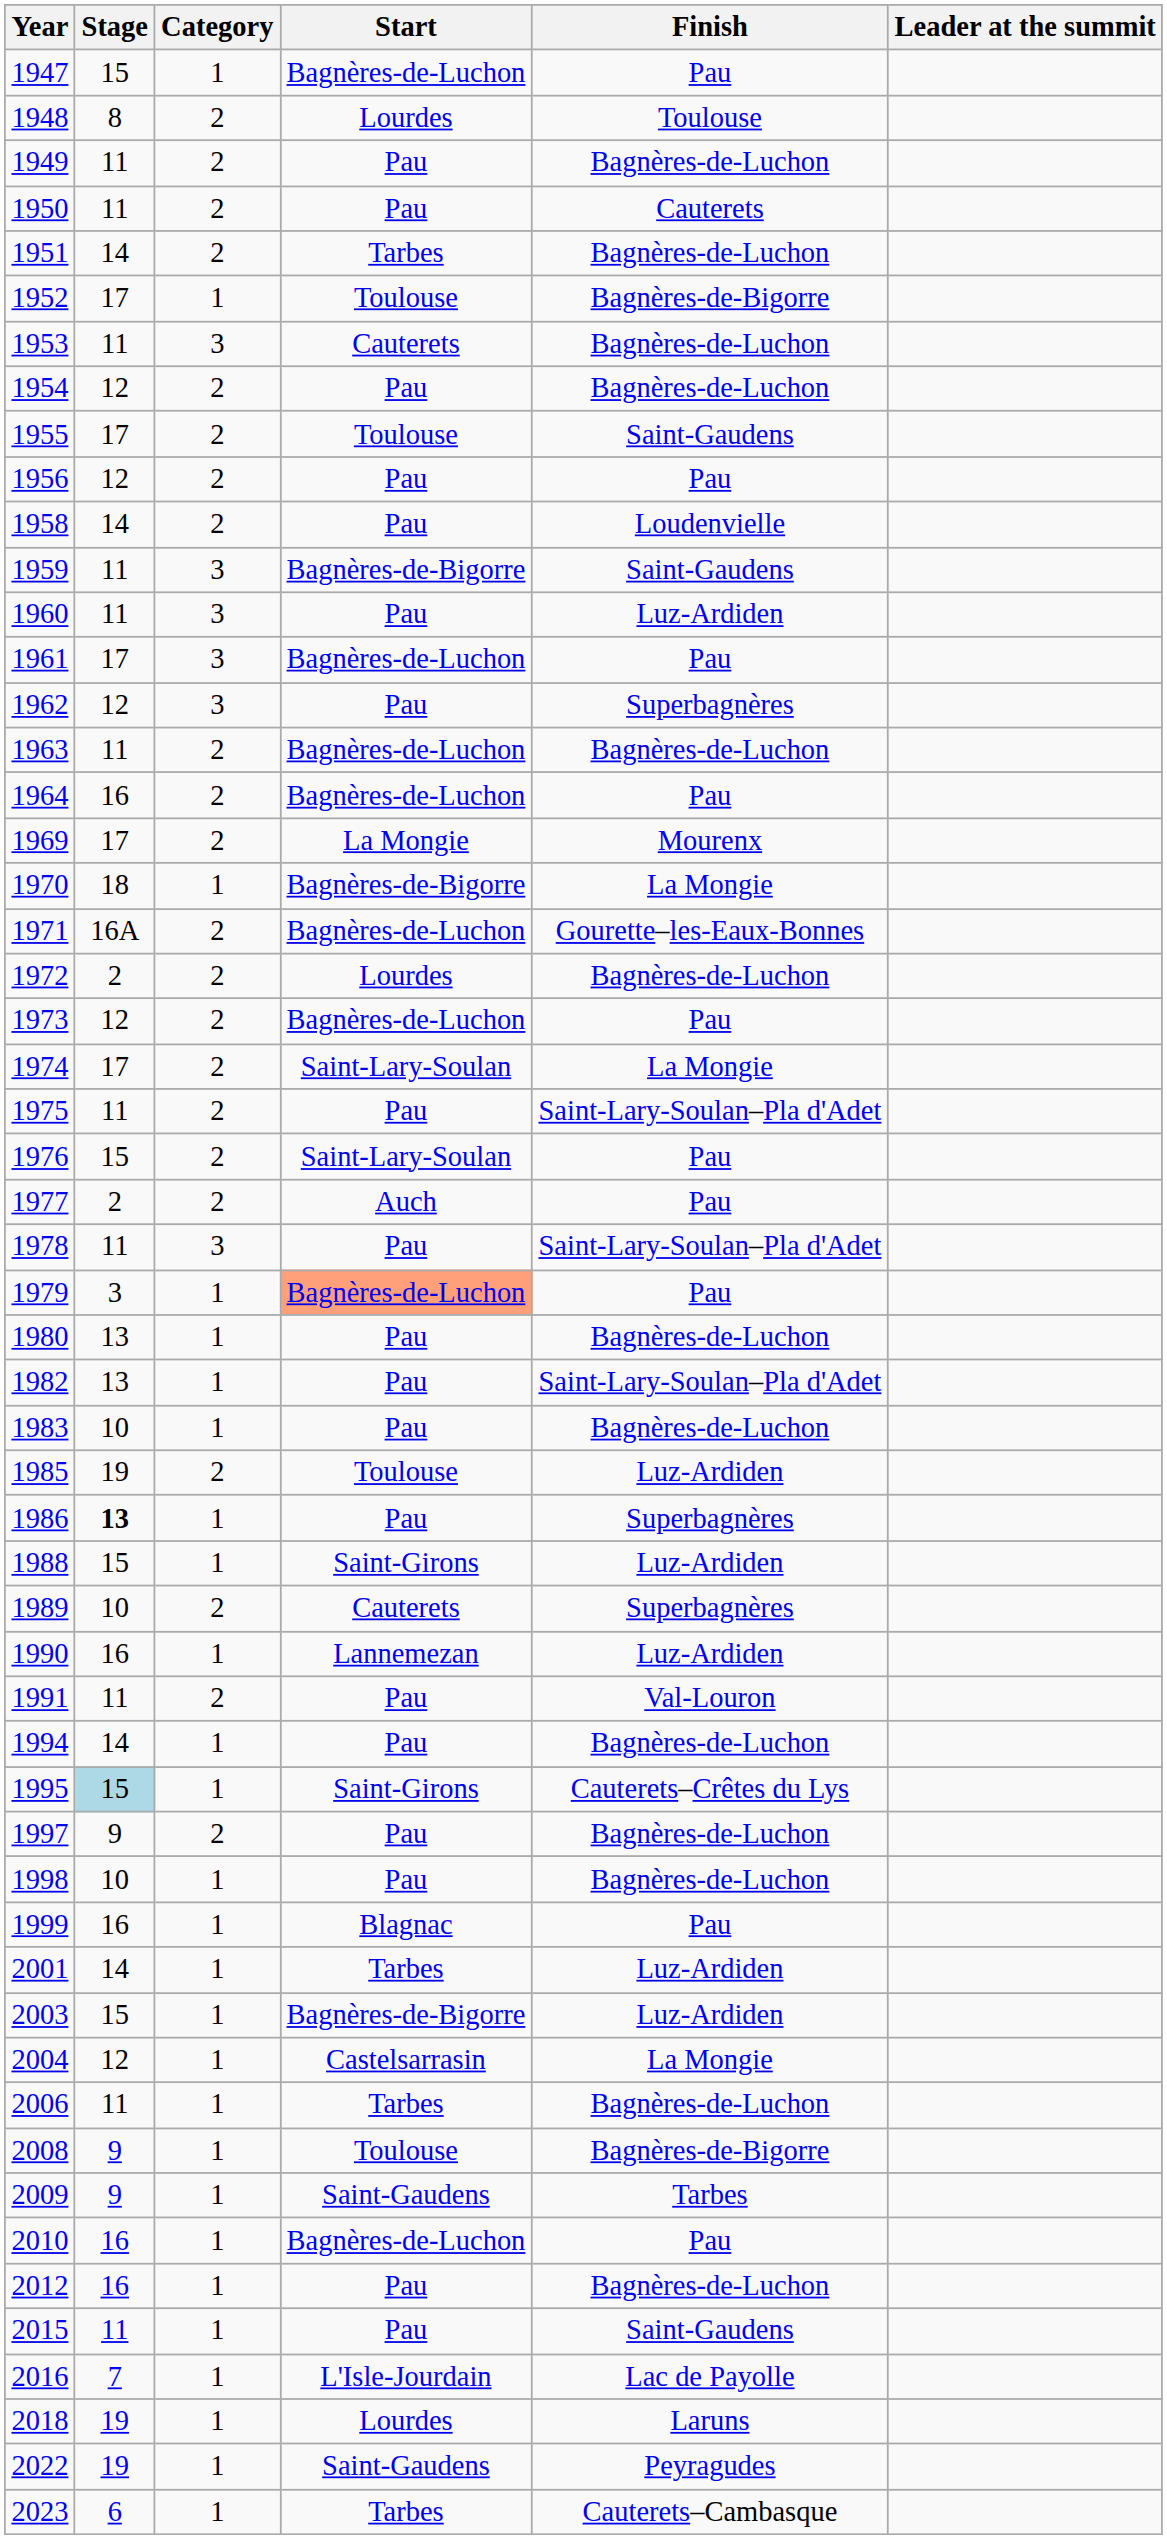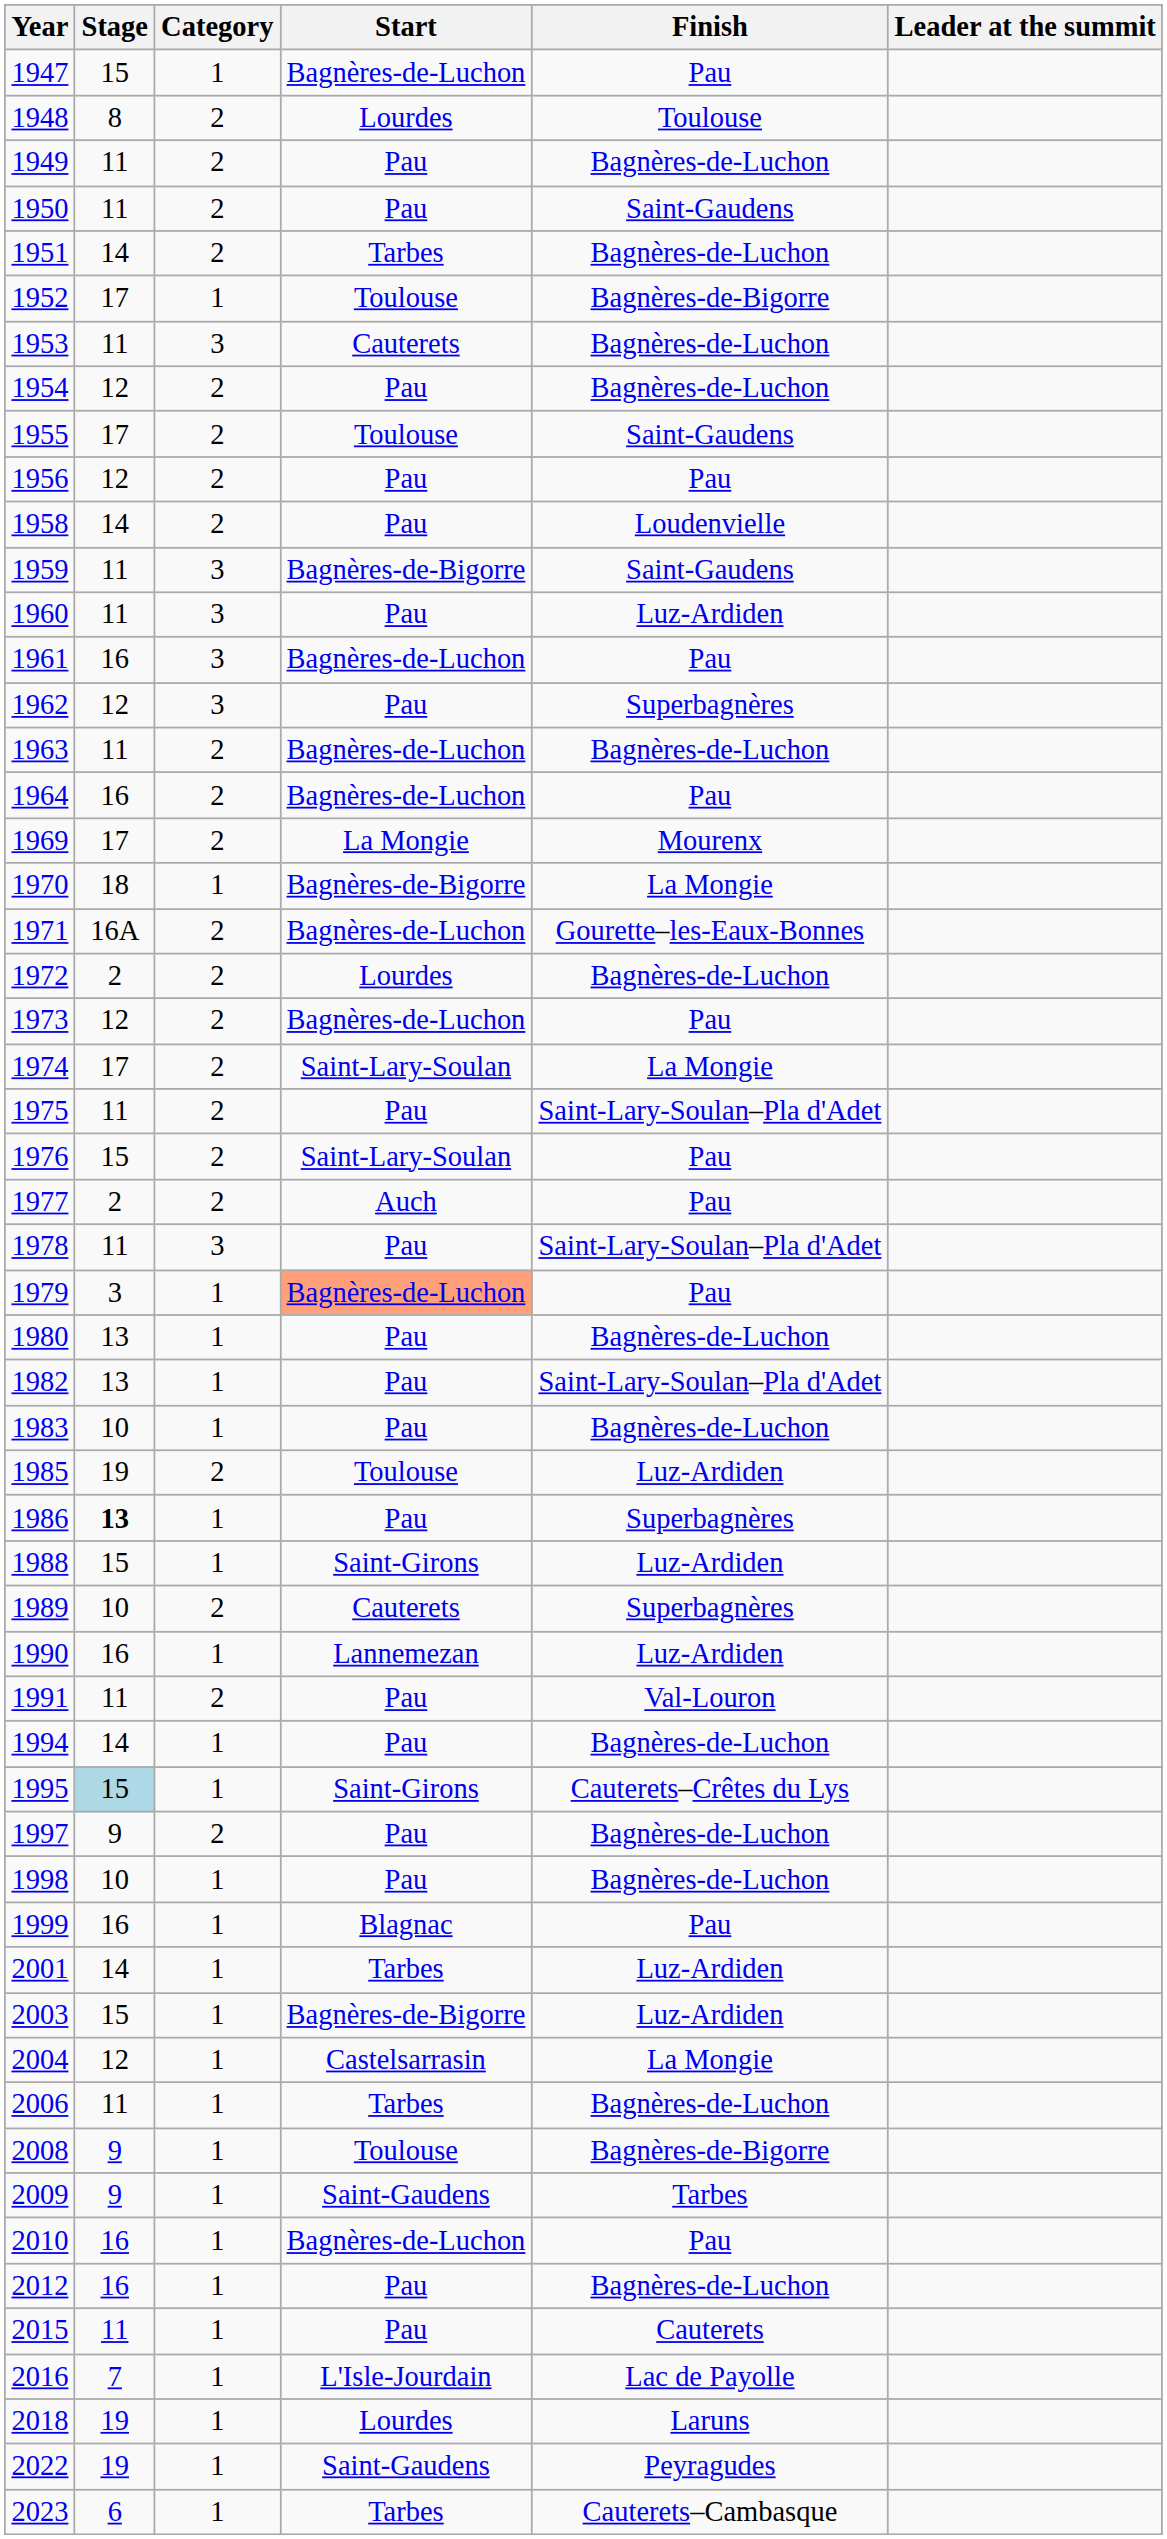(710, 207) Cauterets -> (710, 207) Saint-Gaudens
(115, 659) 17 -> (115, 659) 16
(710, 2330) Saint-Gaudens -> (710, 2330) Cauterets
